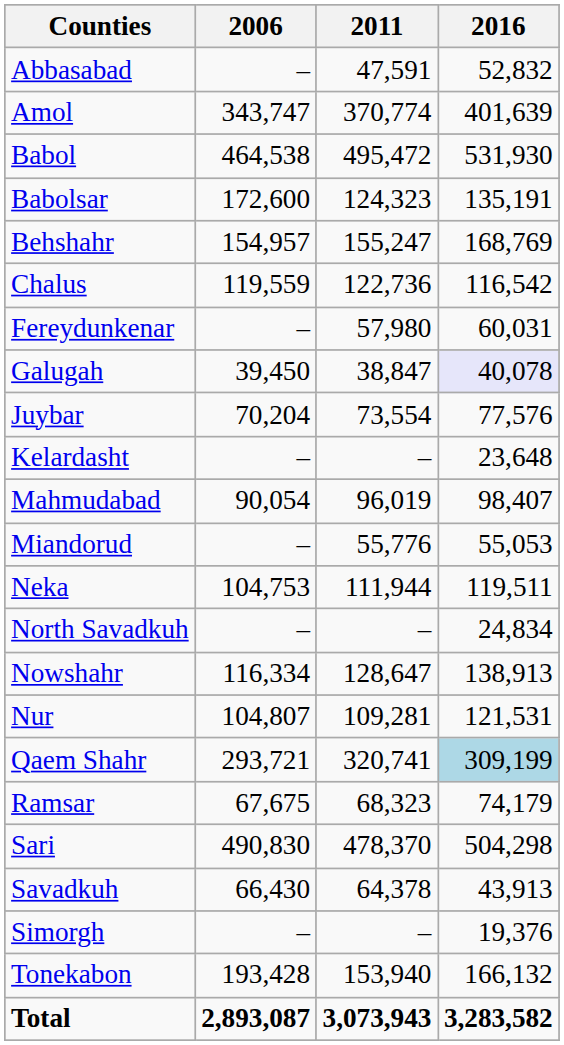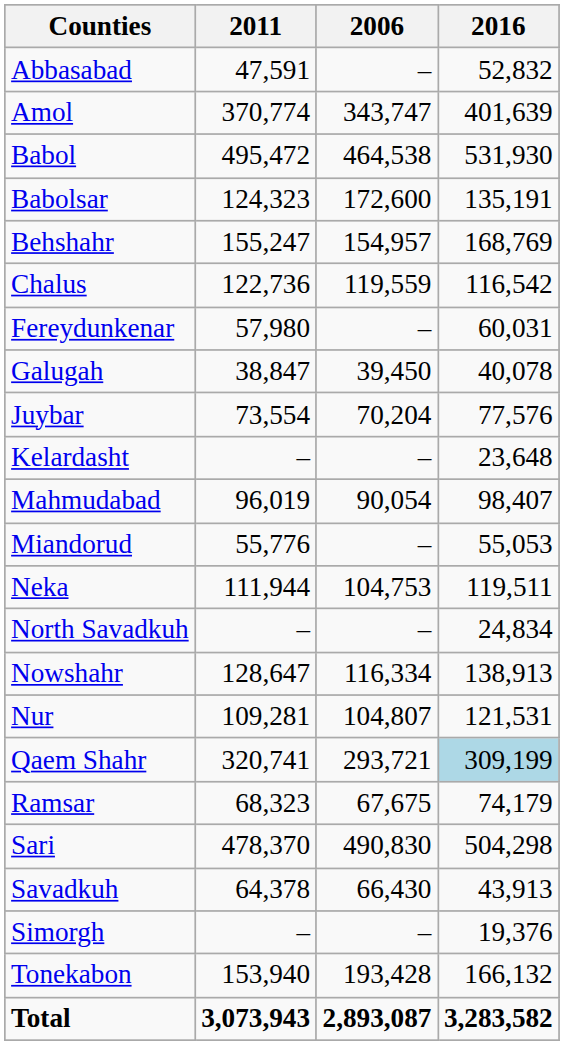columns swapped: (256, 26) <-> (377, 26)
(515, 371) lavender background -> (515, 371) no background
